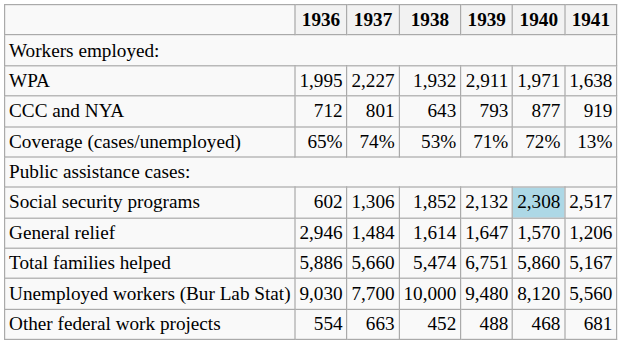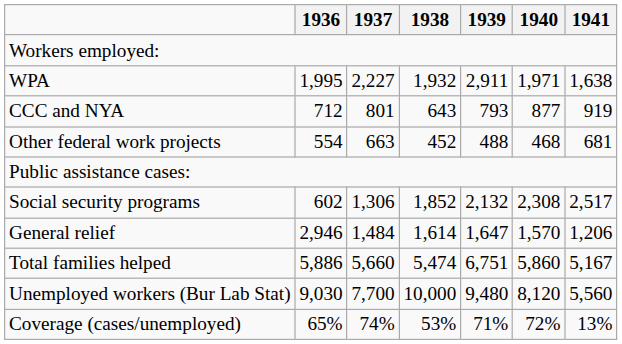rows swapped: (115, 324) <-> (125, 141)
(539, 202) lightblue background -> (539, 202) no background
